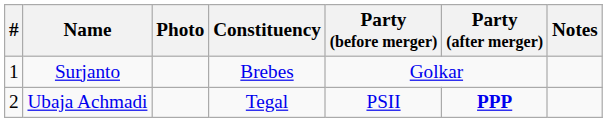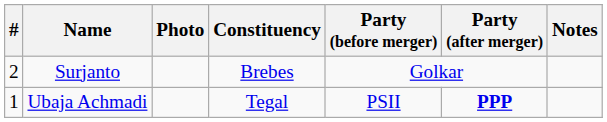(14, 71) 1 -> (14, 71) 2
(14, 102) 2 -> (14, 102) 1
